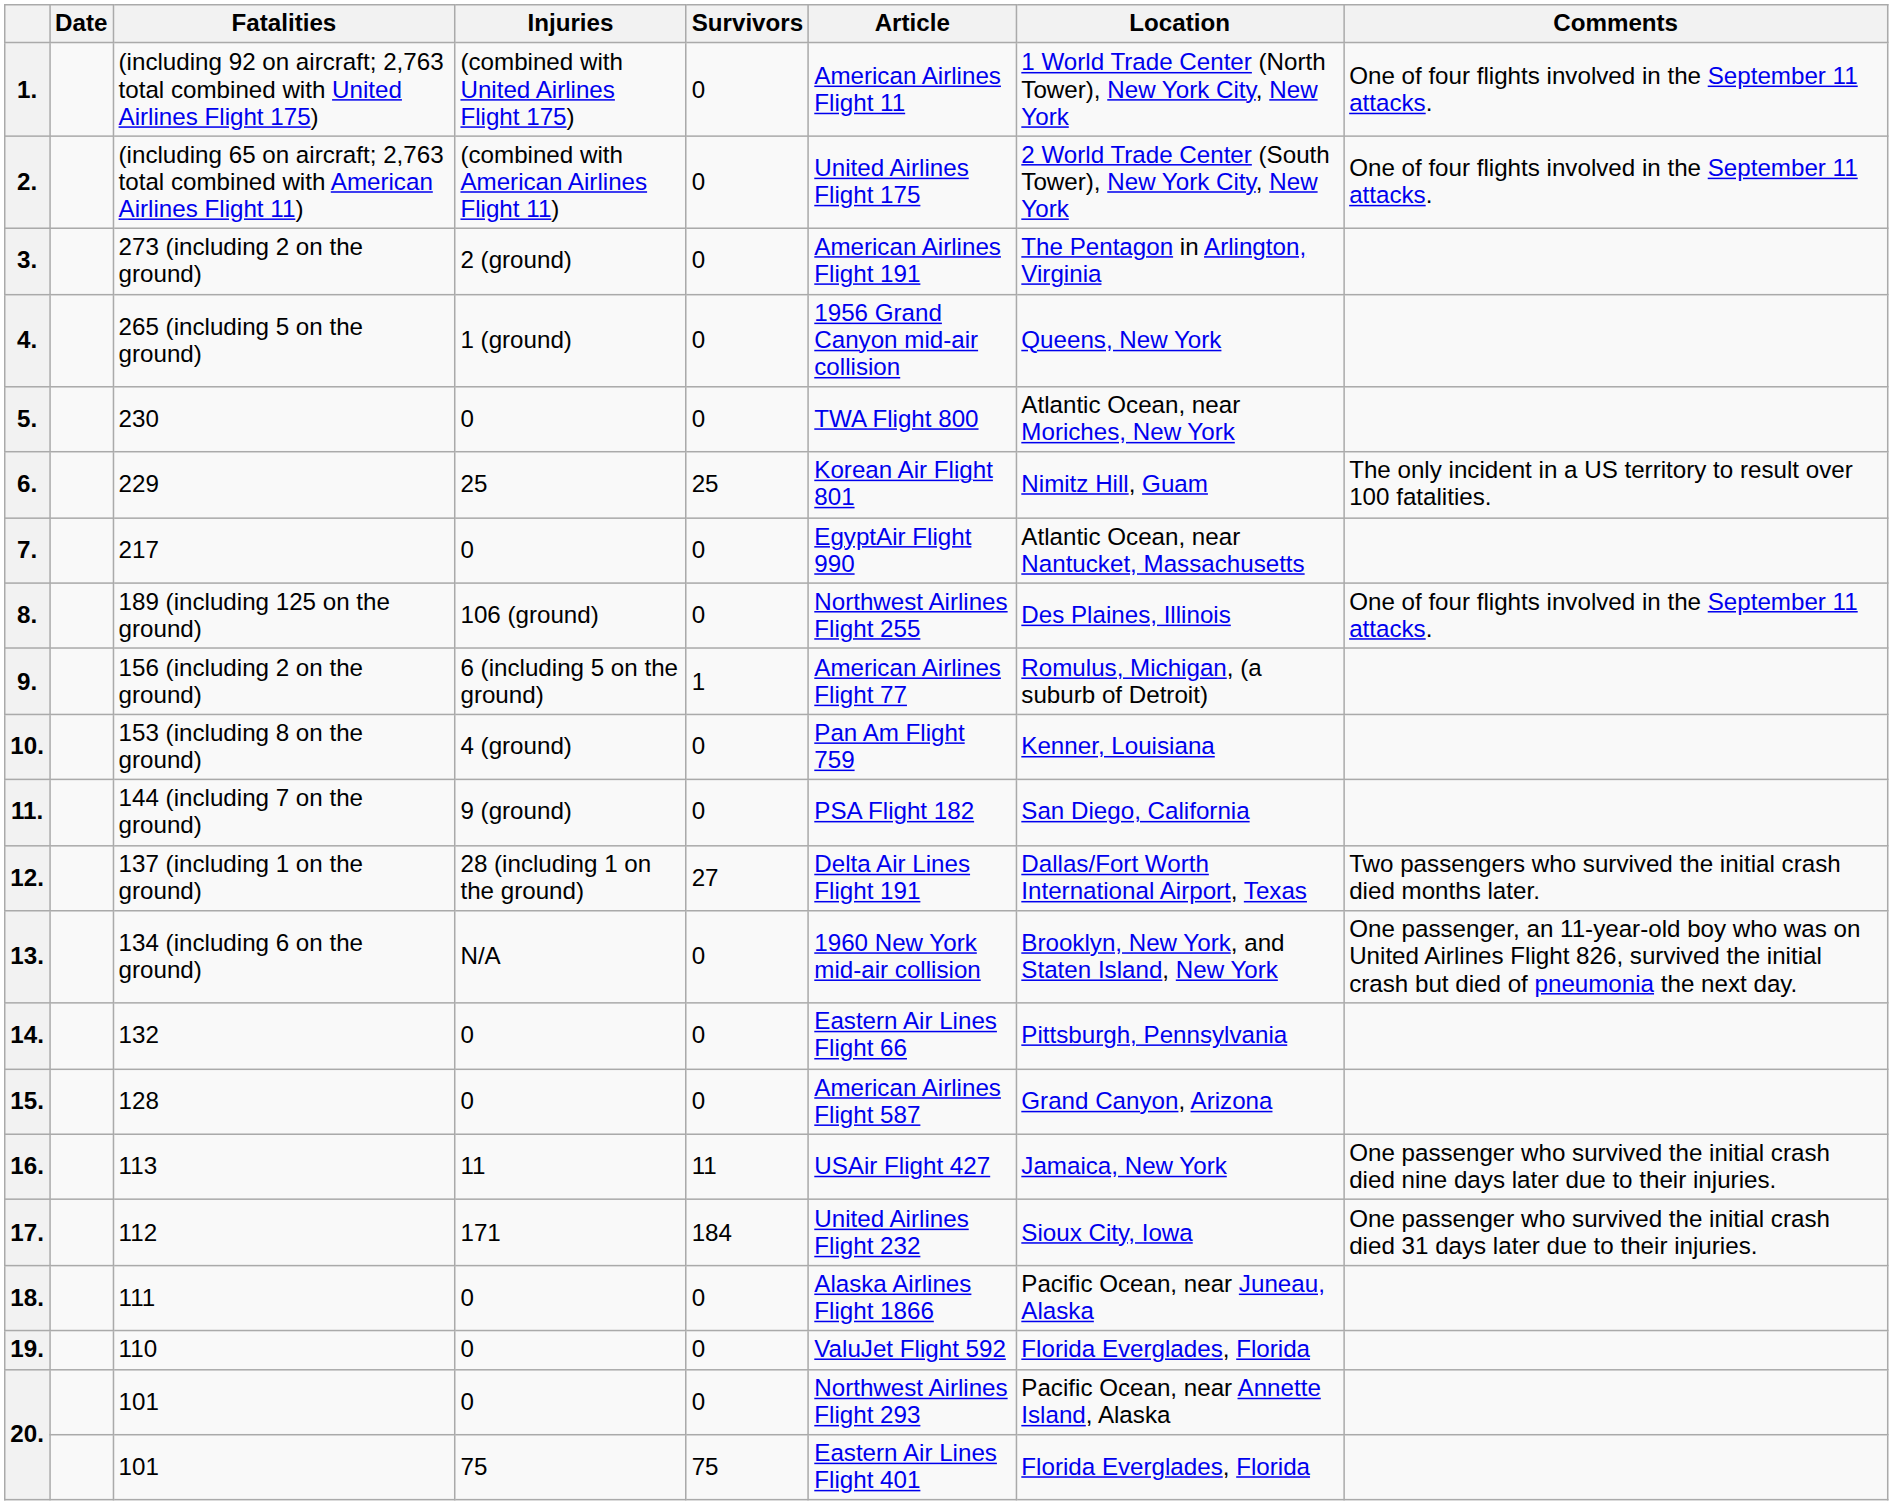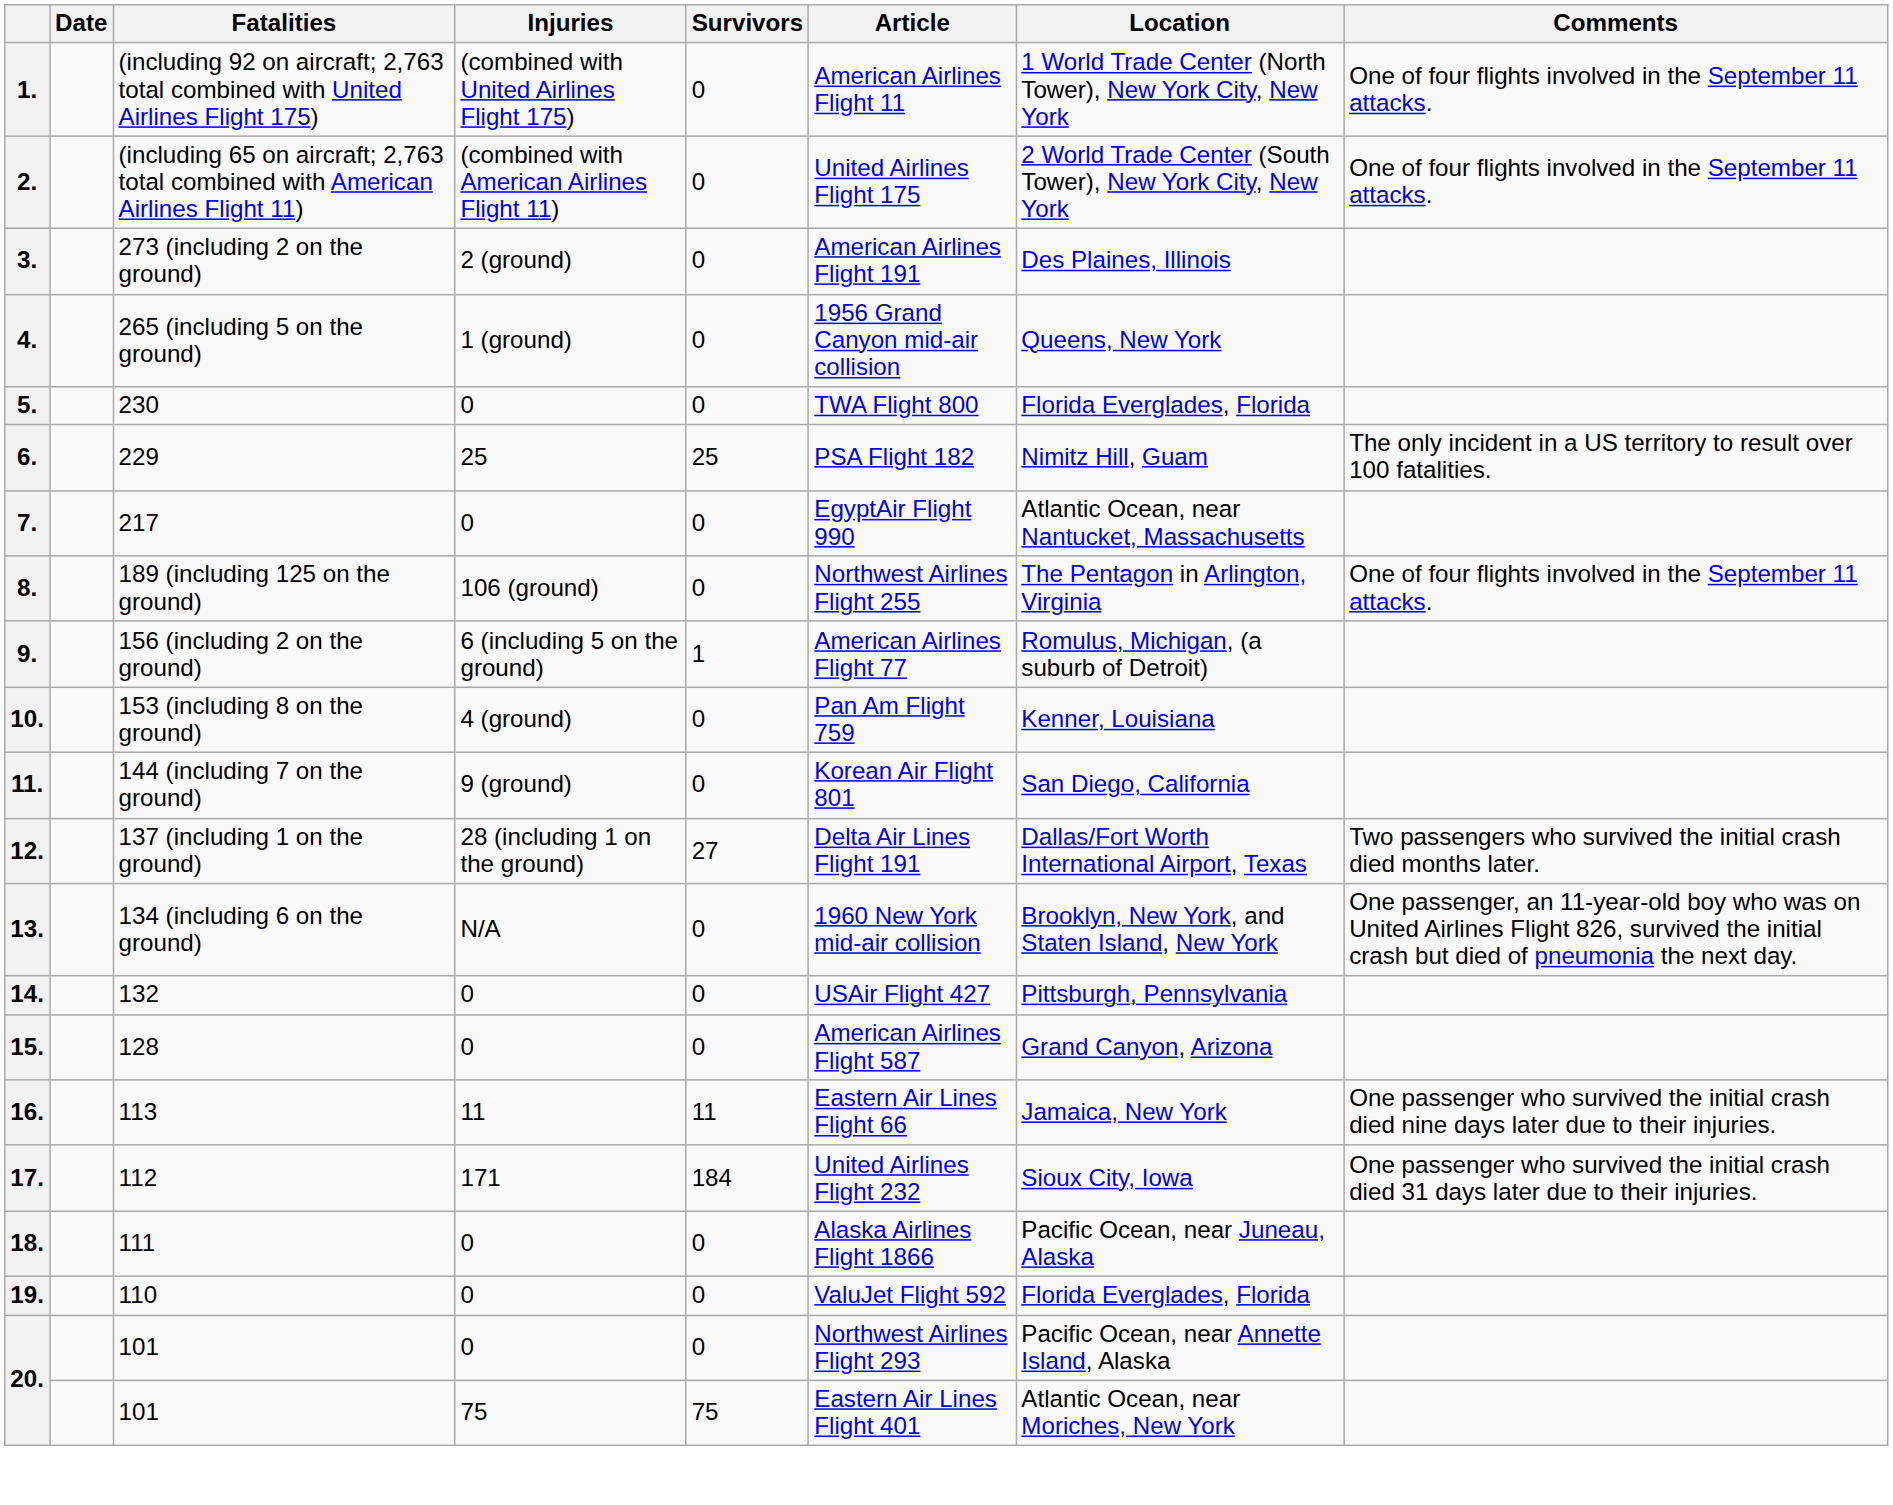(1164, 260) The Pentagon in Arlington, Virginia -> (1126, 260) Des Plaines, Illinois
(1131, 419) Atlantic Ocean, near Moriches, New York -> (1166, 405) Florida Everglades, Florida
(904, 484) Korean Air Flight 801 -> (894, 457) PSA Flight 182
(1126, 615) Des Plaines, Illinois -> (1164, 588) The Pentagon in Arlington, Virginia
(894, 812) PSA Flight 182 -> (904, 784) Korean Air Flight 801
(906, 1035) Eastern Air Lines Flight 66 -> (902, 994) USAir Flight 427
(902, 1166) USAir Flight 427 -> (906, 1112) Eastern Air Lines Flight 66
(1166, 1467) Florida Everglades, Florida -> (1131, 1412) Atlantic Ocean, near Moriches, New York
